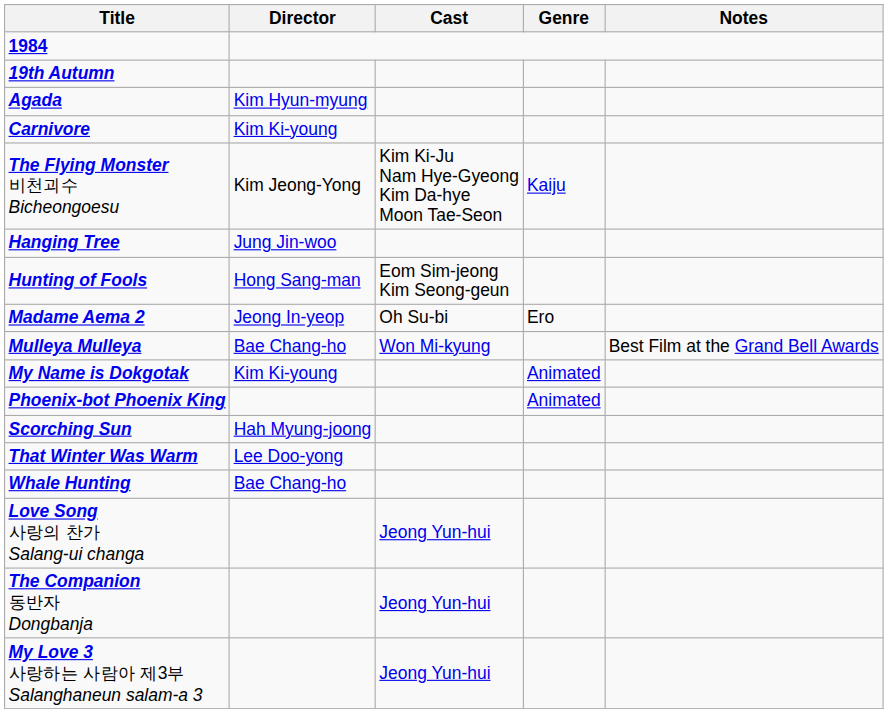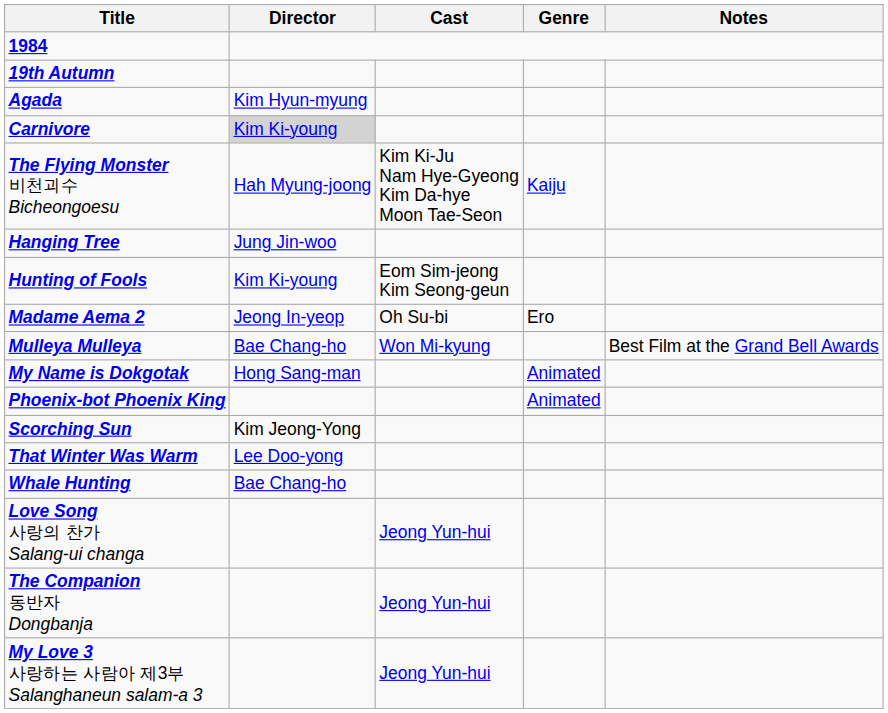(285, 128) no background -> (285, 128) lightgrey background
(297, 186) Kim Jeong-Yong -> (302, 186) Hah Myung-joong
(297, 280) Hong Sang-man -> (285, 280) Kim Ki-young
(285, 373) Kim Ki-young -> (297, 373) Hong Sang-man
(302, 428) Hah Myung-joong -> (297, 428) Kim Jeong-Yong
